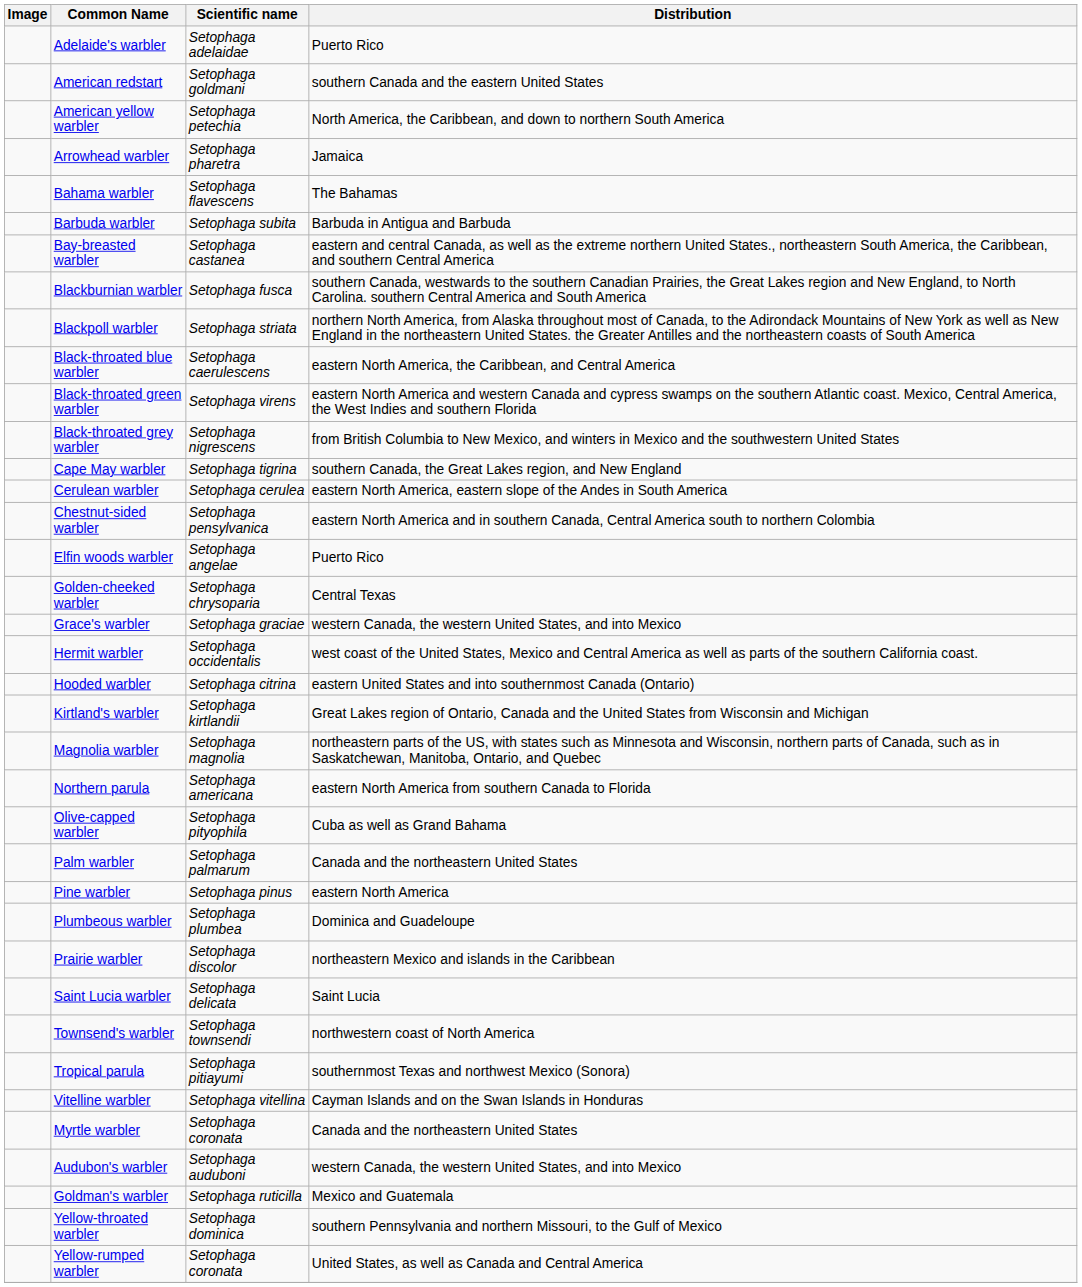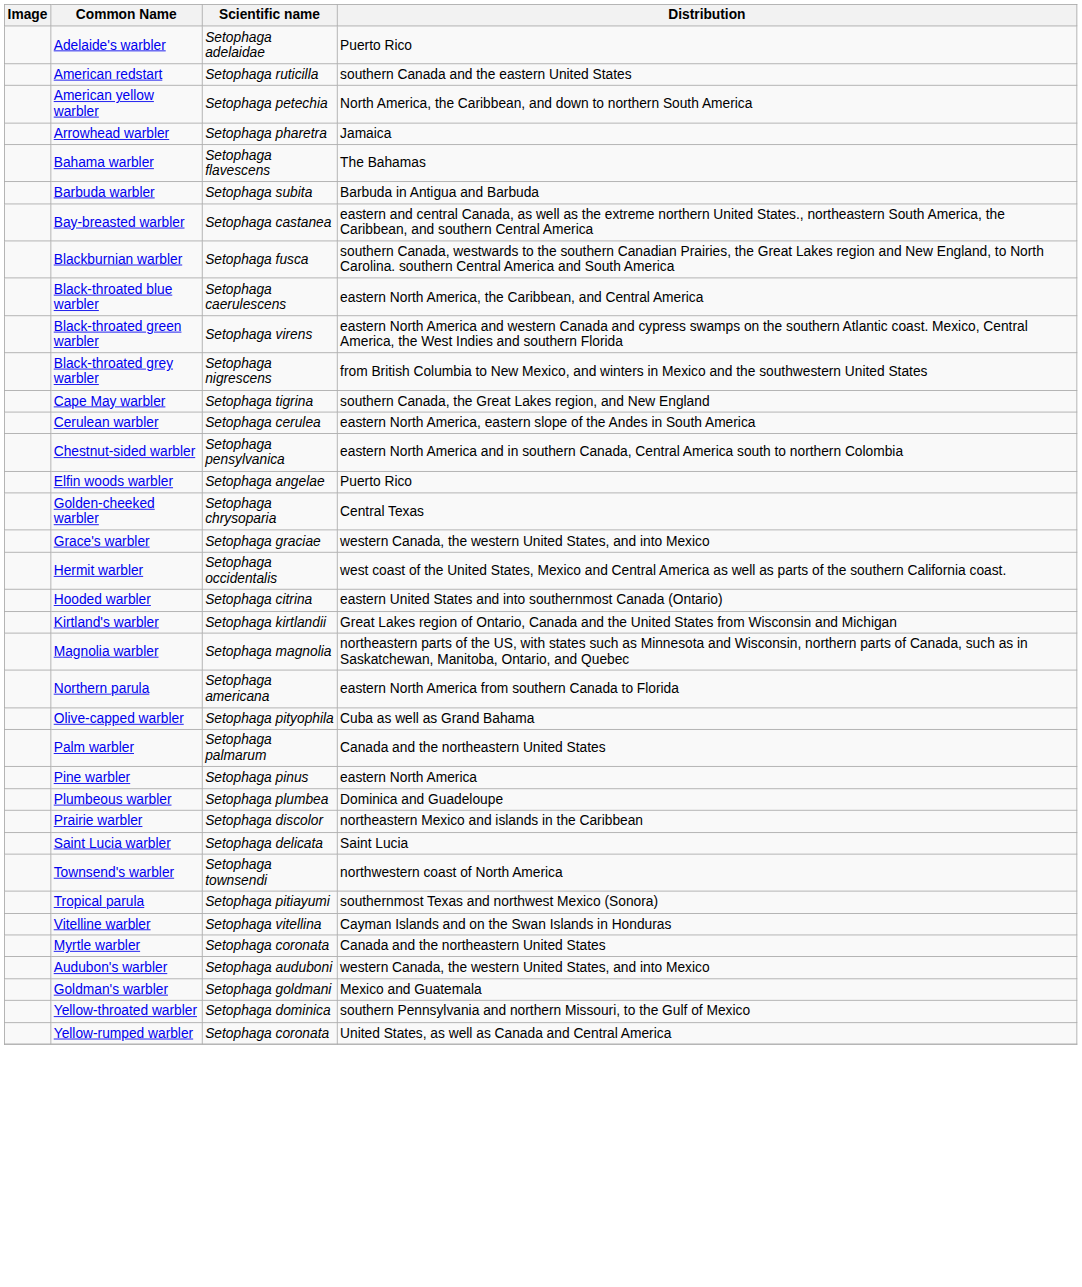(222, 82) Setophaga goldmani -> (262, 74) Setophaga ruticilla
- row: (106, 327)
(245, 1197) Setophaga ruticilla -> (268, 989) Setophaga goldmani
